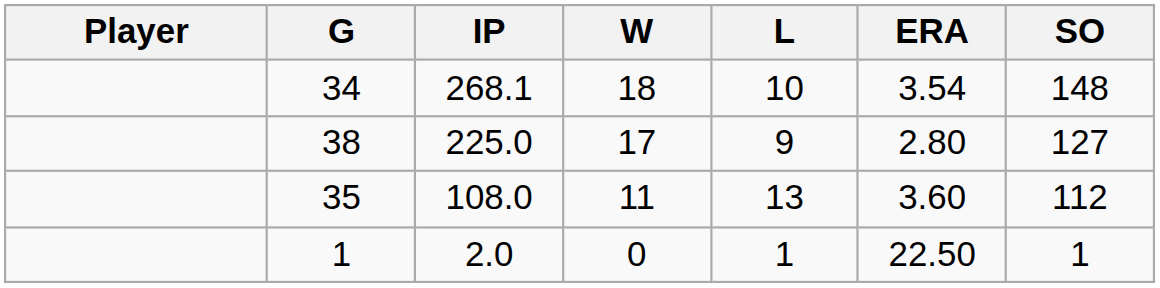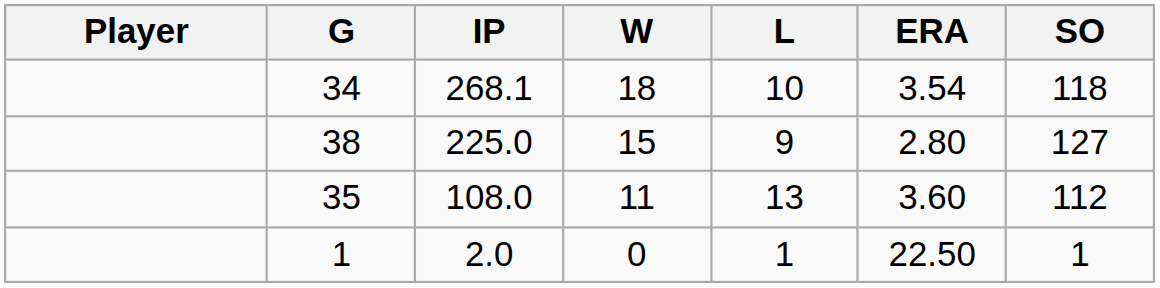(1080, 87) 148 -> (1080, 87) 118
(637, 142) 17 -> (637, 142) 15
